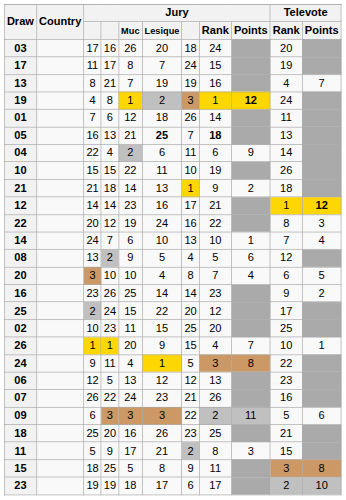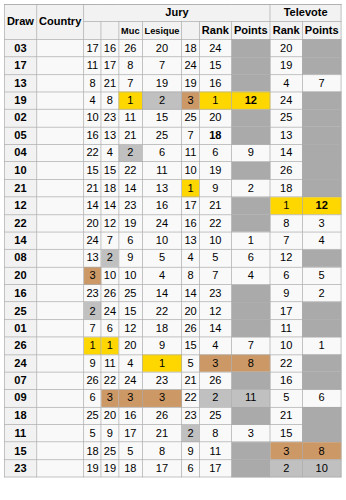rows swapped: (20, 118) <-> (20, 328)
(162, 135) bold -> (162, 135) normal
- row: (20, 380)
